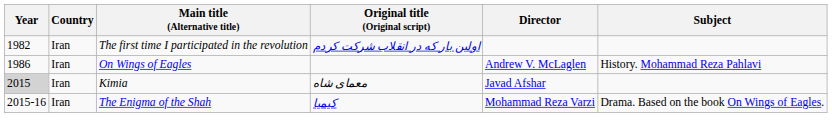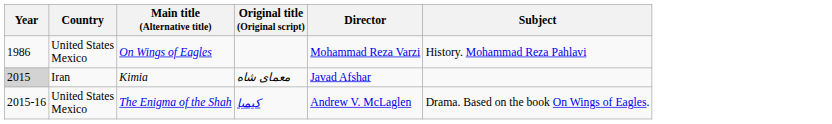- row: (203, 45)
(61, 64) Iran -> (83, 51) United States Mexico
(536, 64) Andrew V. McLaglen -> (365, 51) Mohammad Reza Varzi
(61, 102) Iran -> (83, 102) United States Mexico
(540, 102) Mohammad Reza Varzi -> (361, 102) Andrew V. McLaglen
